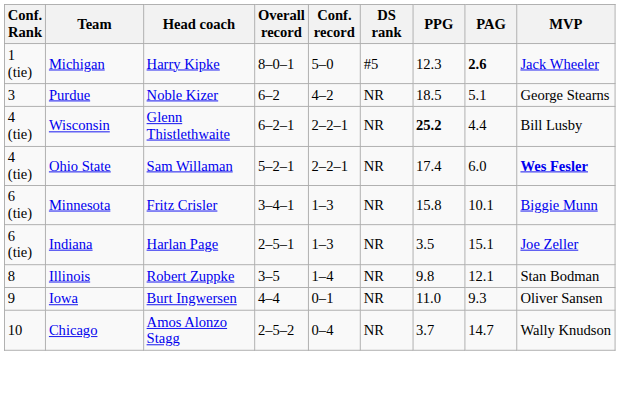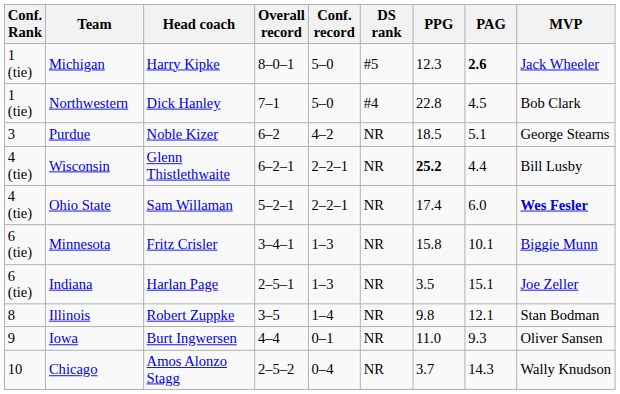+ row: (89, 103)
(481, 330) 14.7 -> (481, 369) 14.3
